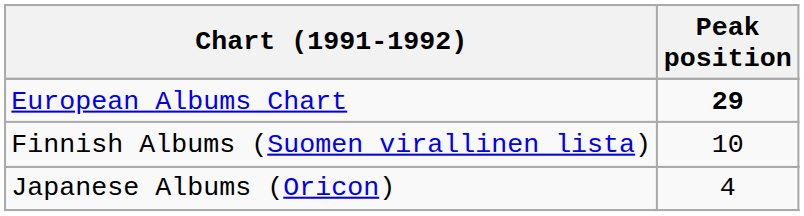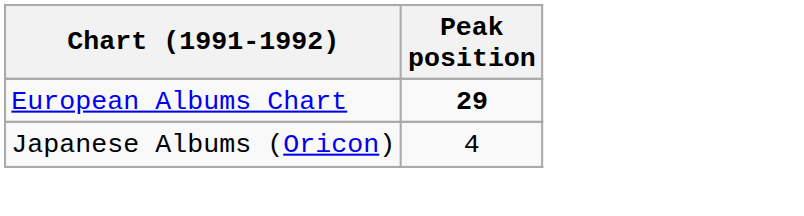- row: (331, 144)
